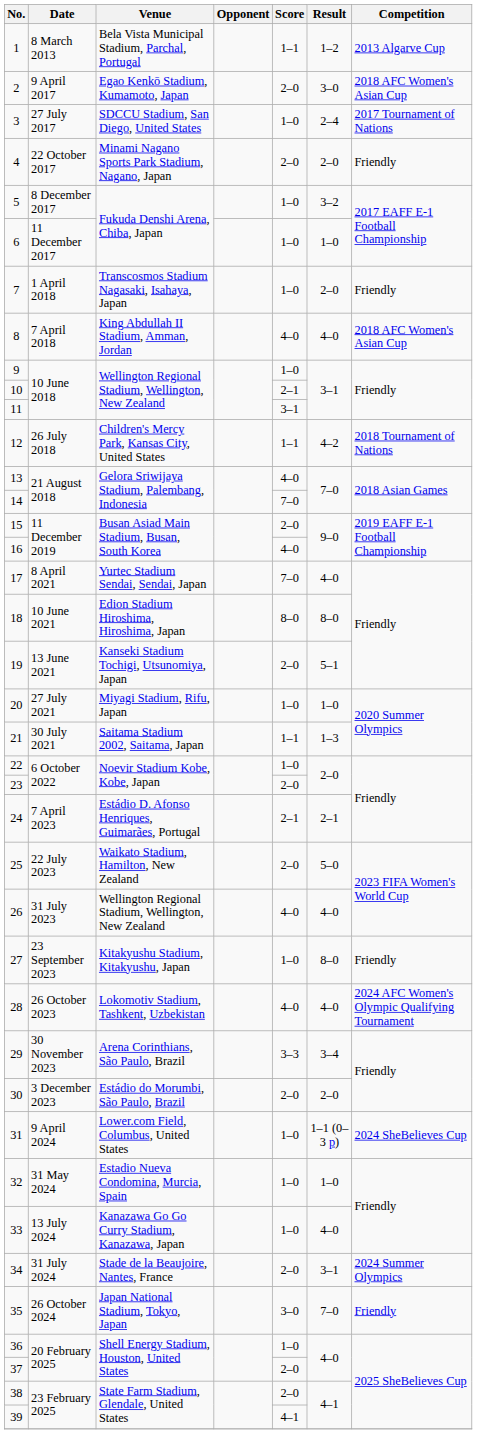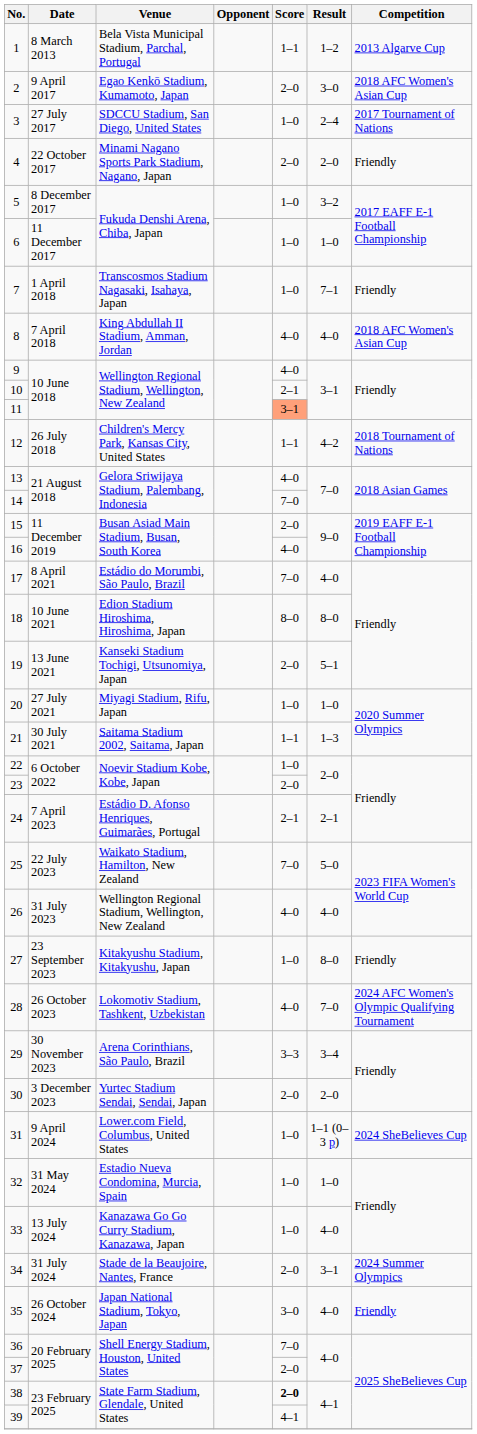(329, 289) 2–0 -> (329, 289) 7–1
(290, 370) 1–0 -> (290, 370) 4–0
(290, 409) no background -> (290, 409) lightsalmon background
(153, 577) Yurtec Stadium Sendai, Sendai, Japan -> (151, 577) Estádio do Morumbi, São Paulo, Brazil
(290, 865) 2–0 -> (290, 865) 7–0
(329, 1007) 4–0 -> (329, 1007) 7–0
(151, 1094) Estádio do Morumbi, São Paulo, Brazil -> (153, 1094) Yurtec Stadium Sendai, Sendai, Japan
(329, 1310) 7–0 -> (329, 1310) 4–0
(290, 1345) 1–0 -> (290, 1345) 7–0
(290, 1393) normal -> (290, 1393) bold
